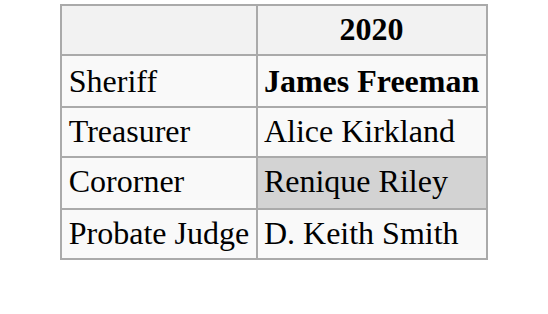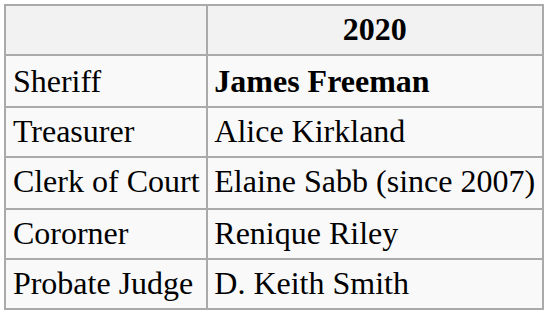+ row: (106, 182)
(356, 182) lightgrey background -> (306, 232) no background
